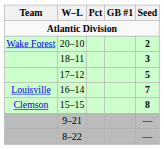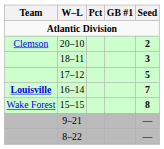(31, 43) Wake Forest -> (31, 43) Clemson
(31, 90) normal -> (31, 90) bold
(31, 105) Clemson -> (31, 105) Wake Forest
